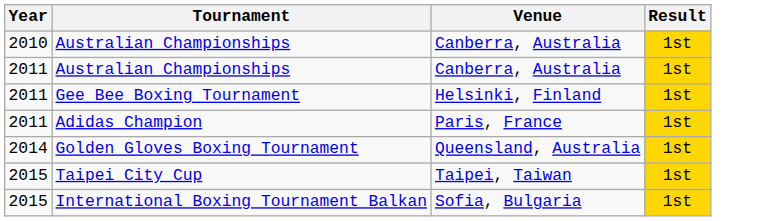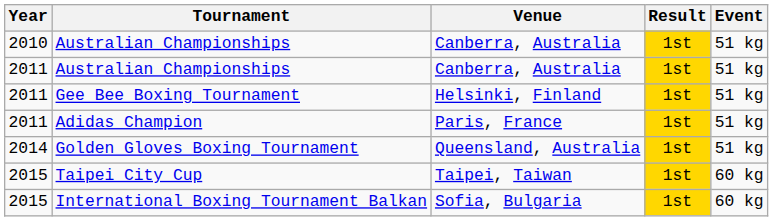+ column: (739, 18)
